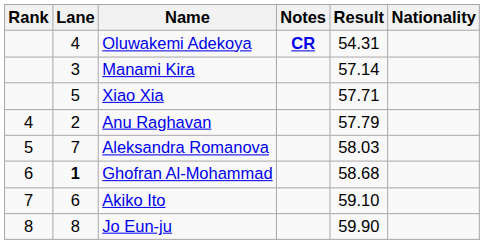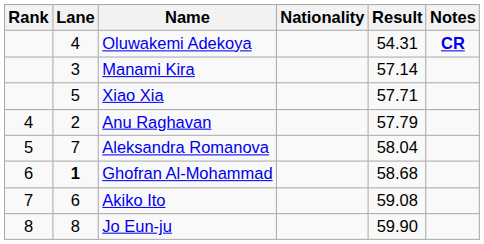columns swapped: (434, 17) <-> (303, 17)
(359, 148) 58.03 -> (397, 148) 58.04
(359, 200) 59.10 -> (397, 200) 59.08
